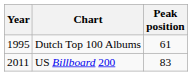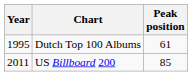(165, 62) 83 -> (165, 62) 85
